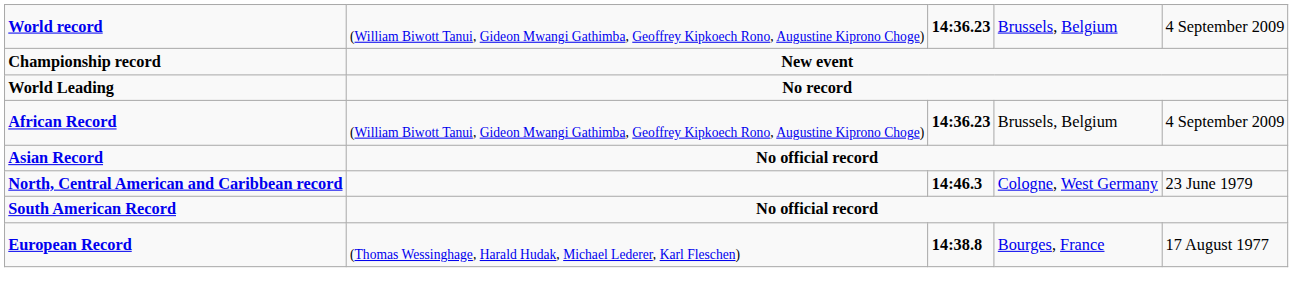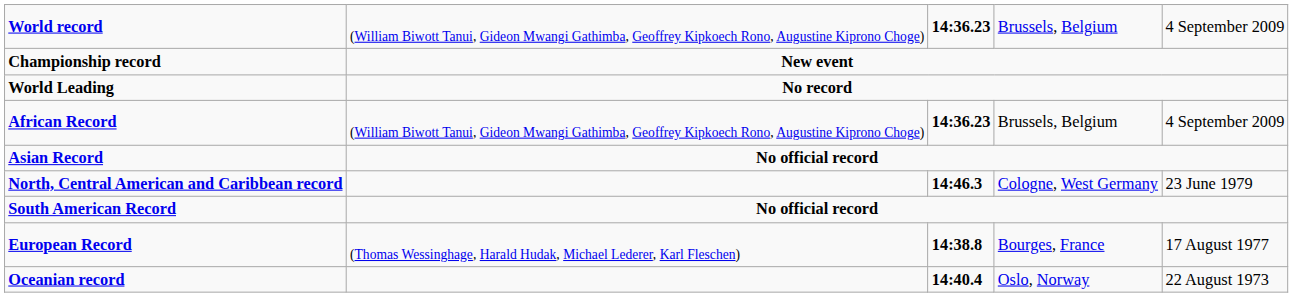+ row: (66, 279)
